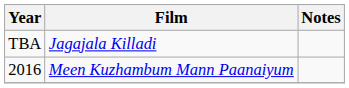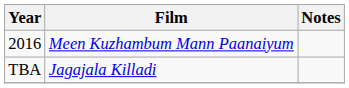rows swapped: (25, 69) <-> (25, 43)
